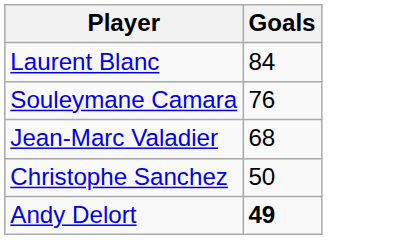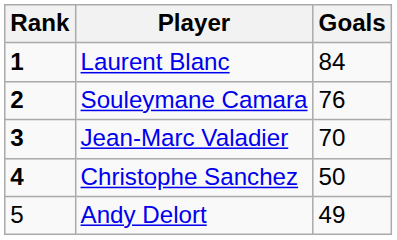+ column: (40, 23)
(262, 138) 68 -> (332, 138) 70
(262, 215) bold -> (332, 215) normal
